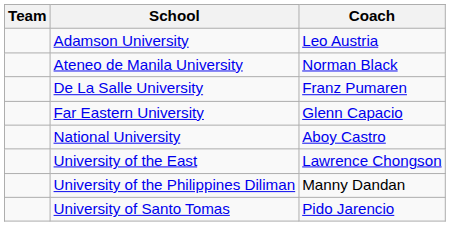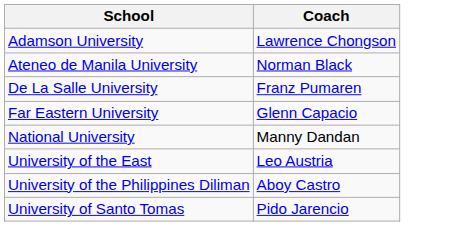- column: (27, 16)
(340, 40) Leo Austria -> (326, 40) Lawrence Chongson
(344, 137) Aboy Castro -> (308, 137) Manny Dandan
(372, 161) Lawrence Chongson -> (295, 161) Leo Austria
(354, 185) Manny Dandan -> (298, 185) Aboy Castro
